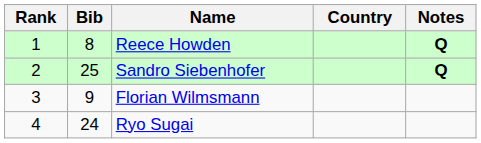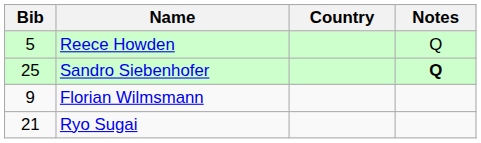- column: (36, 17)
(89, 44) 8 -> (30, 44) 5
(441, 44) bold -> (436, 44) normal
(90, 124) 24 -> (30, 124) 21
